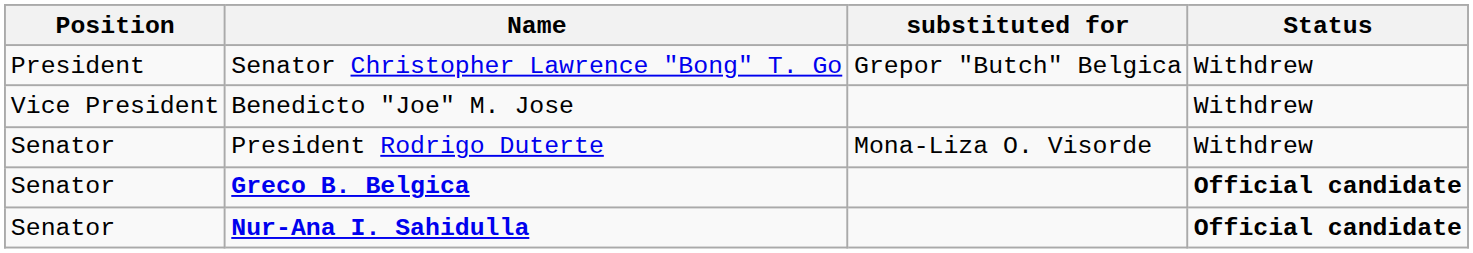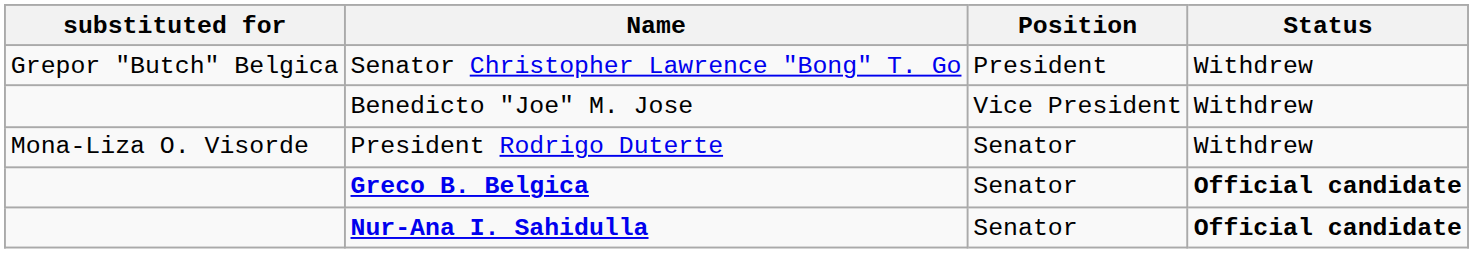columns swapped: (115, 25) <-> (1018, 25)
